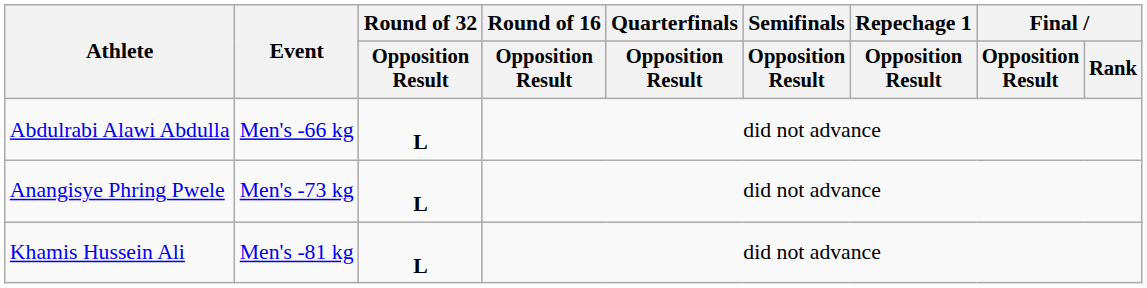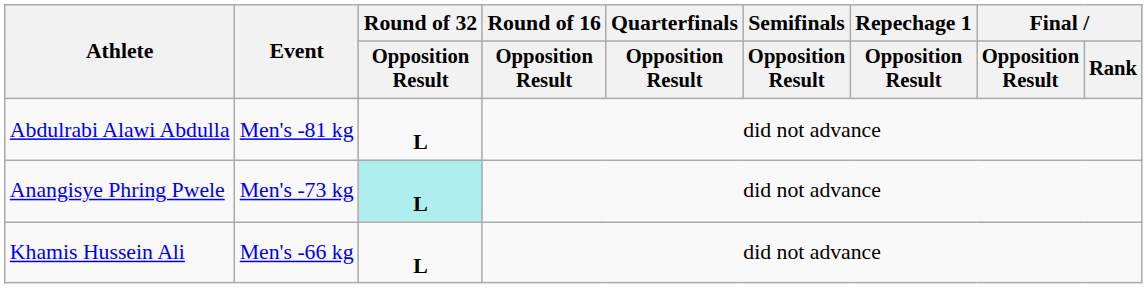(297, 129) Men's -66 kg -> (297, 129) Men's -81 kg
(420, 203) no background -> (420, 203) paleturquoise background
(297, 252) Men's -81 kg -> (297, 252) Men's -66 kg
